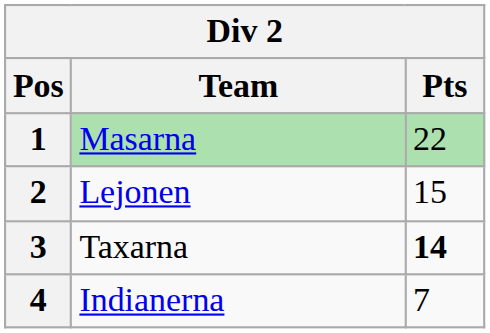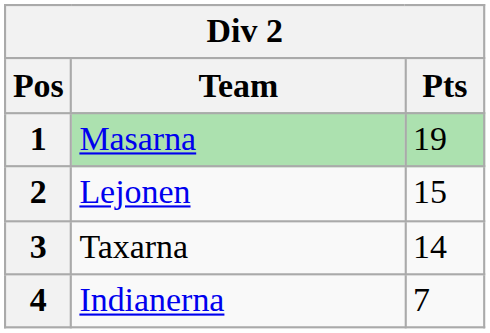(430, 138) 22 -> (430, 138) 19
(430, 246) bold -> (430, 246) normal
